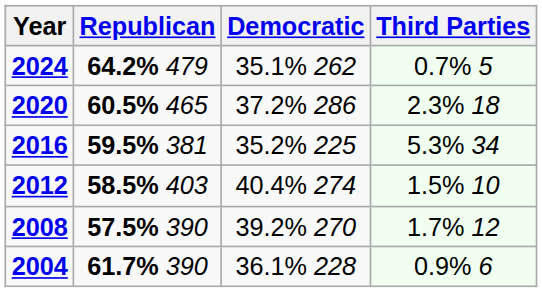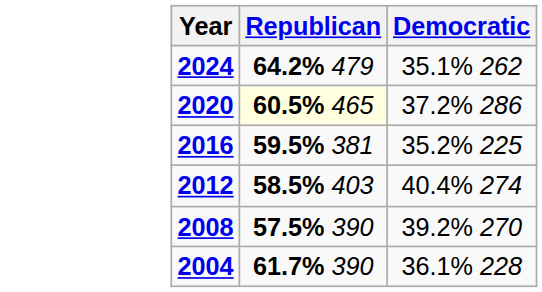- column: (453, 26)
(147, 106) no background -> (313, 106) lightyellow background
